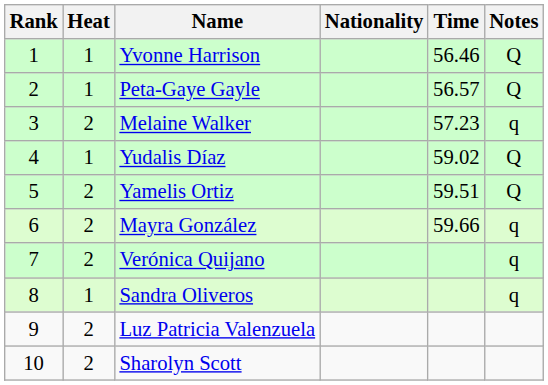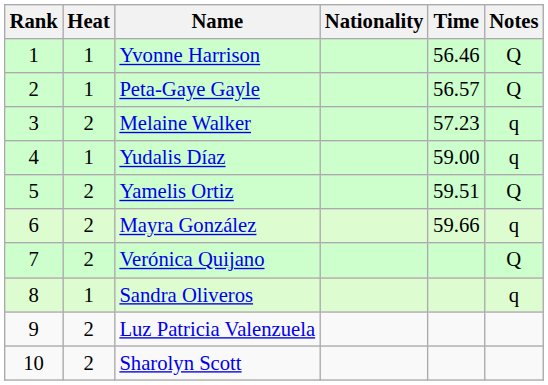(456, 158) 59.02 -> (456, 158) 59.00
(514, 158) Q -> (514, 158) q
(514, 260) q -> (514, 260) Q
